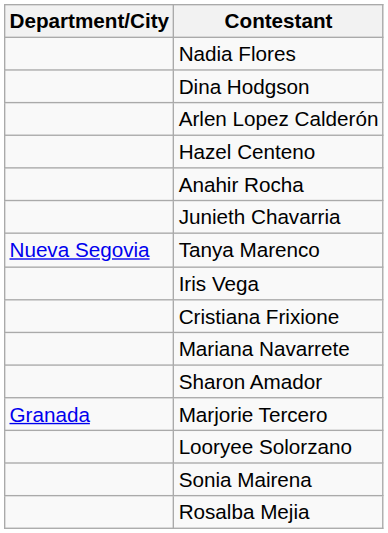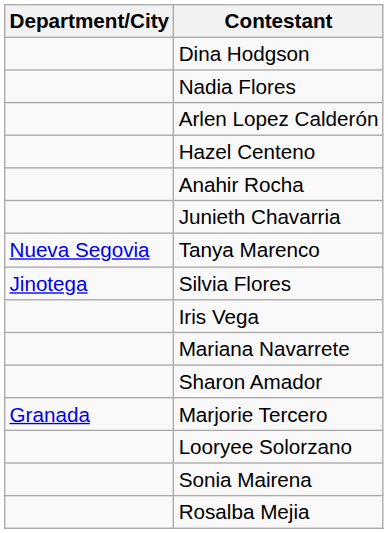rows swapped: (237, 54) <-> (244, 87)
+ row: (235, 283)
- row: (259, 316)
